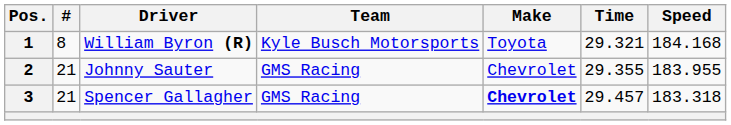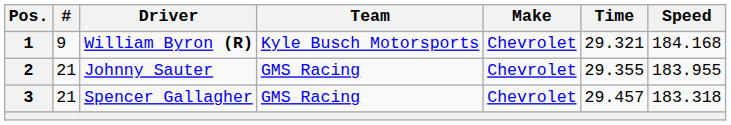(61, 45) 8 -> (61, 45) 9
(517, 45) Toyota -> (532, 45) Chevrolet
(532, 99) bold -> (532, 99) normal
